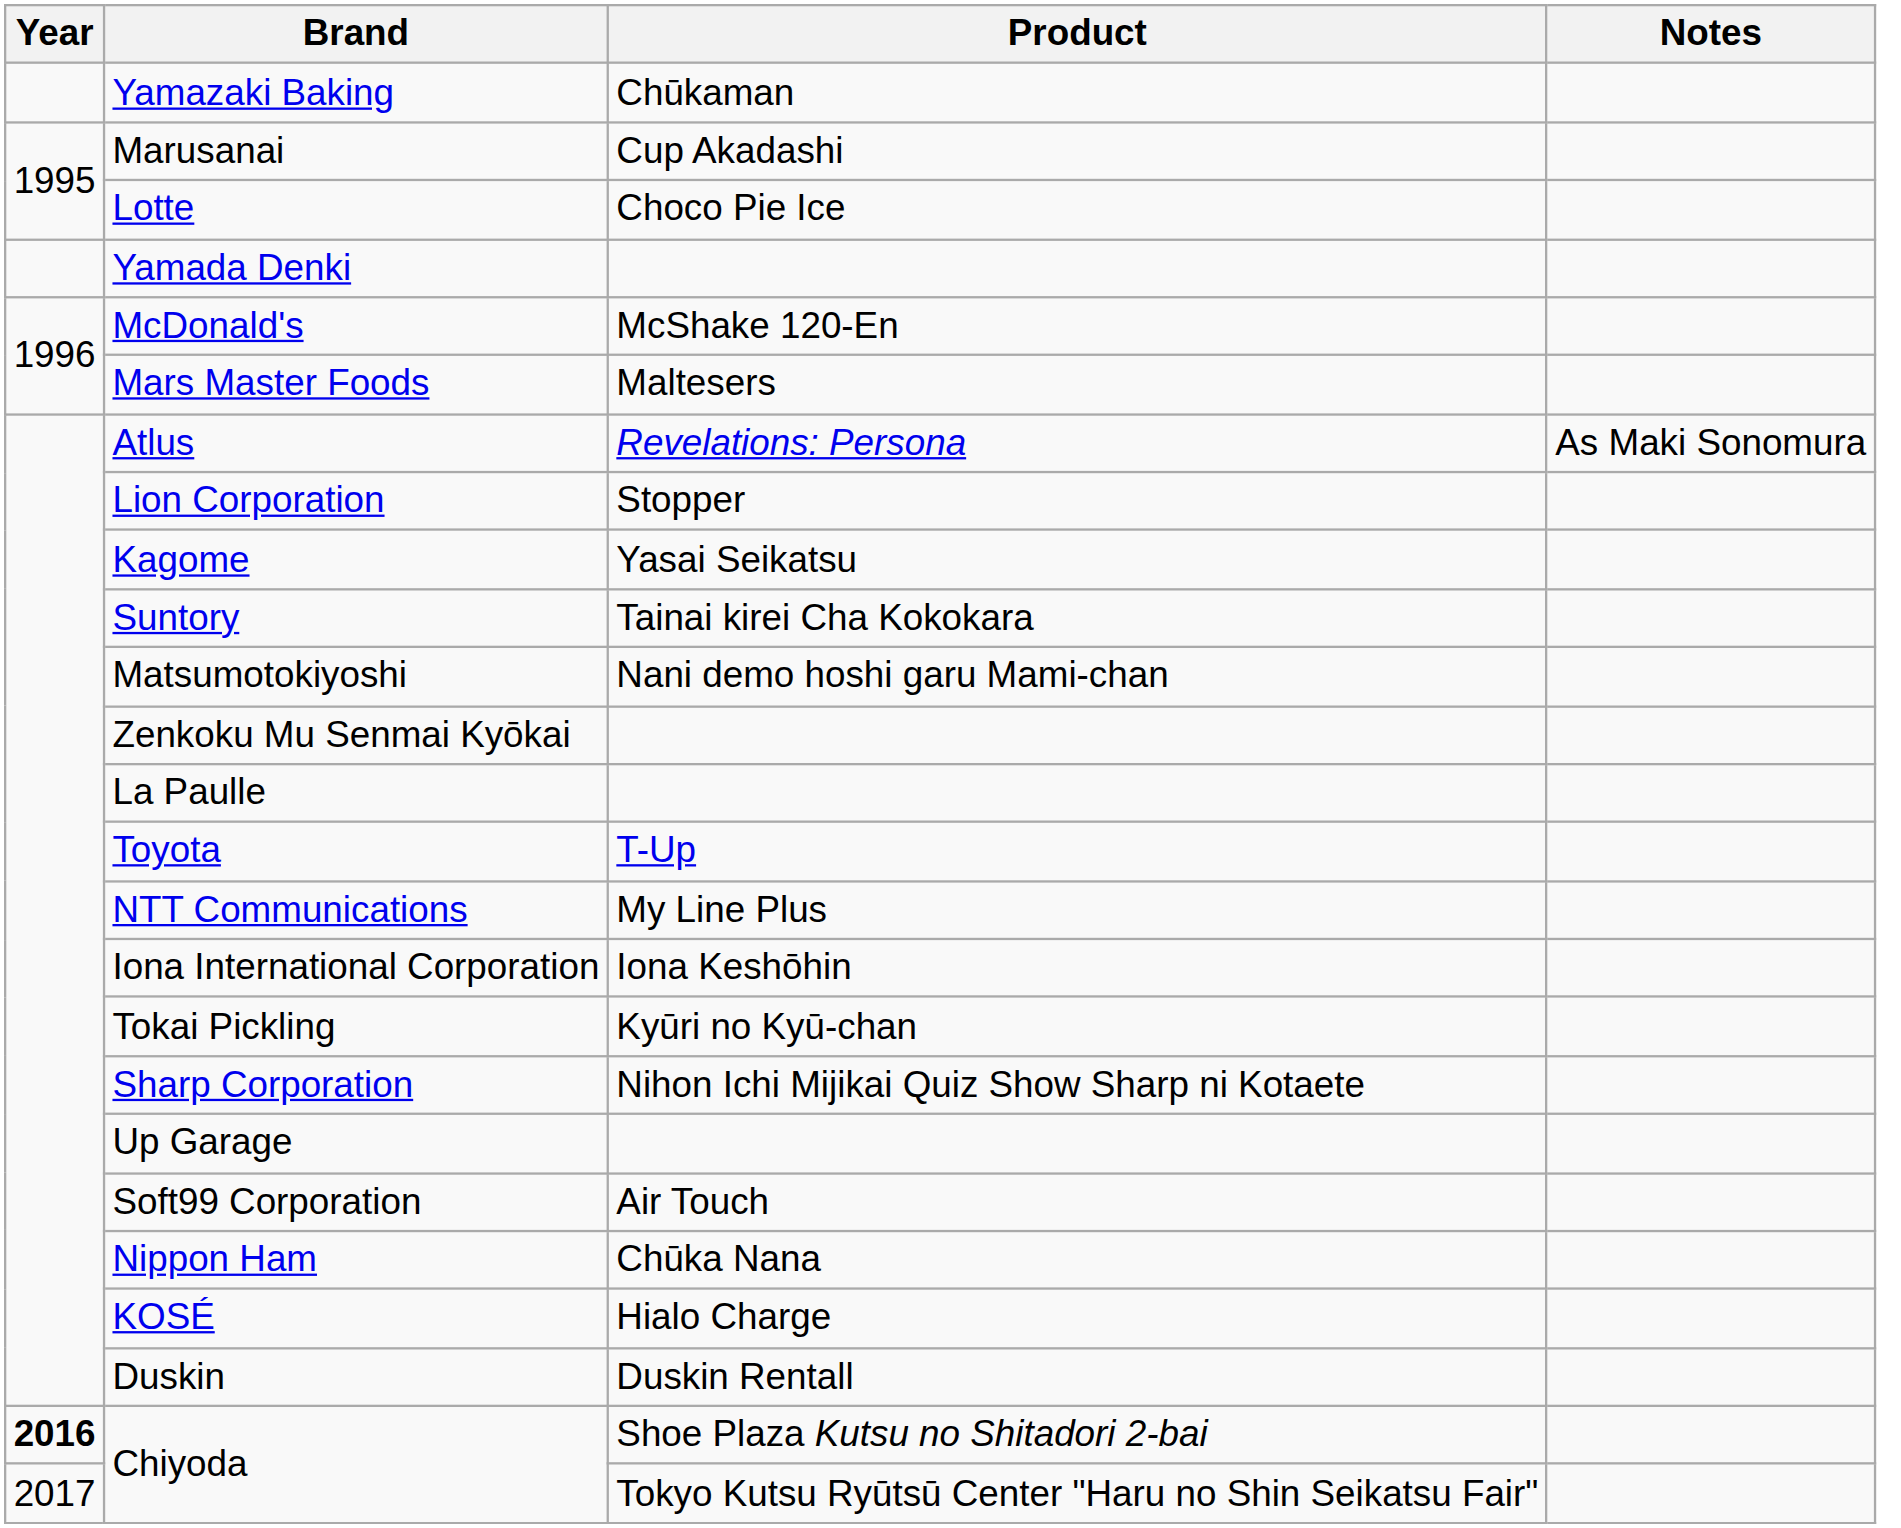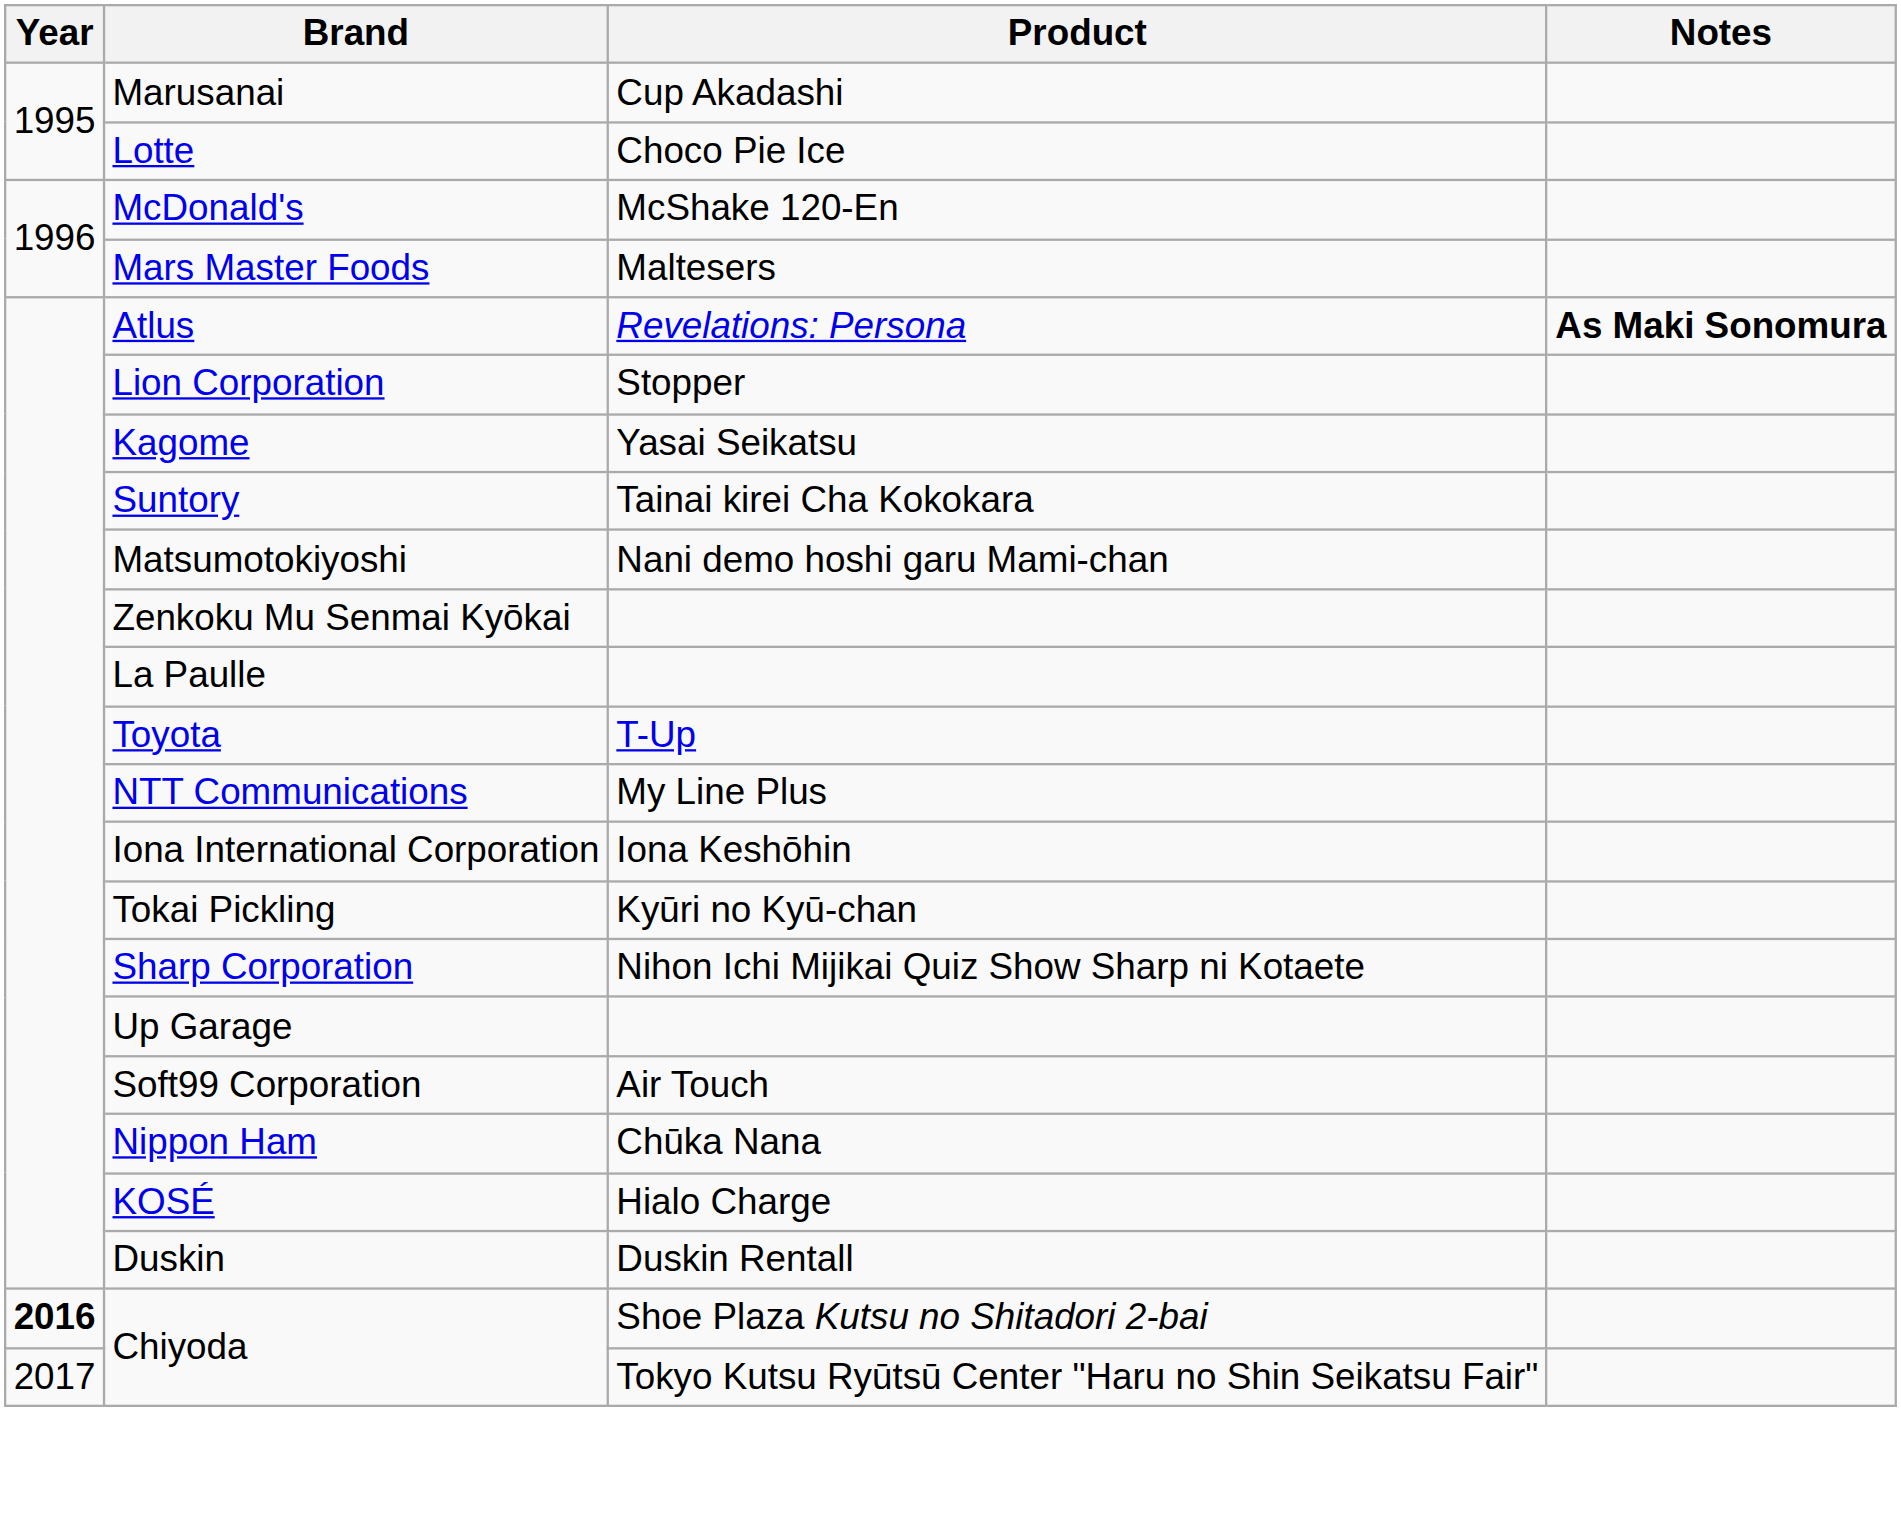- row: (253, 92)
- row: (232, 267)
(1711, 442) normal -> (1721, 325) bold
